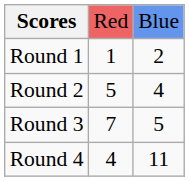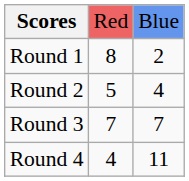(111, 55) 1 -> (111, 55) 8
(159, 124) 5 -> (159, 124) 7
